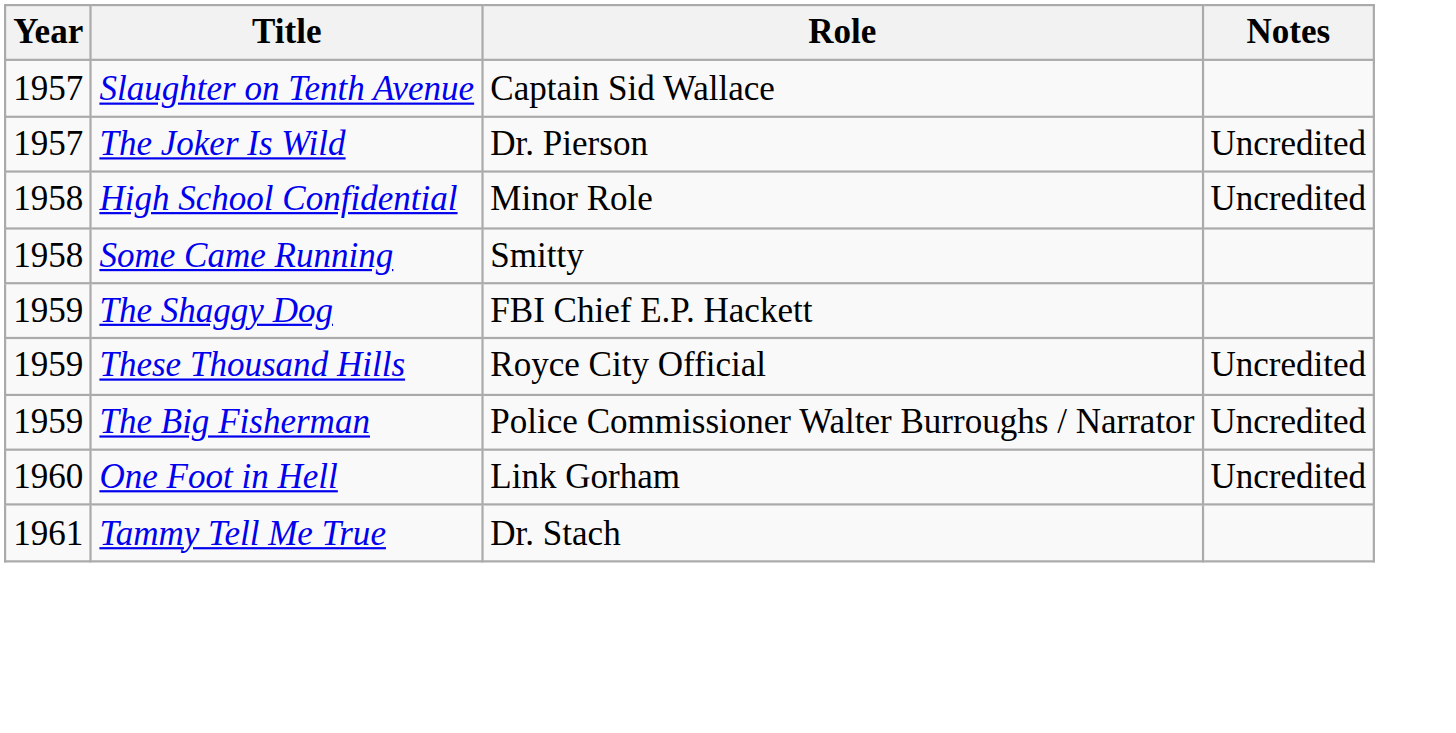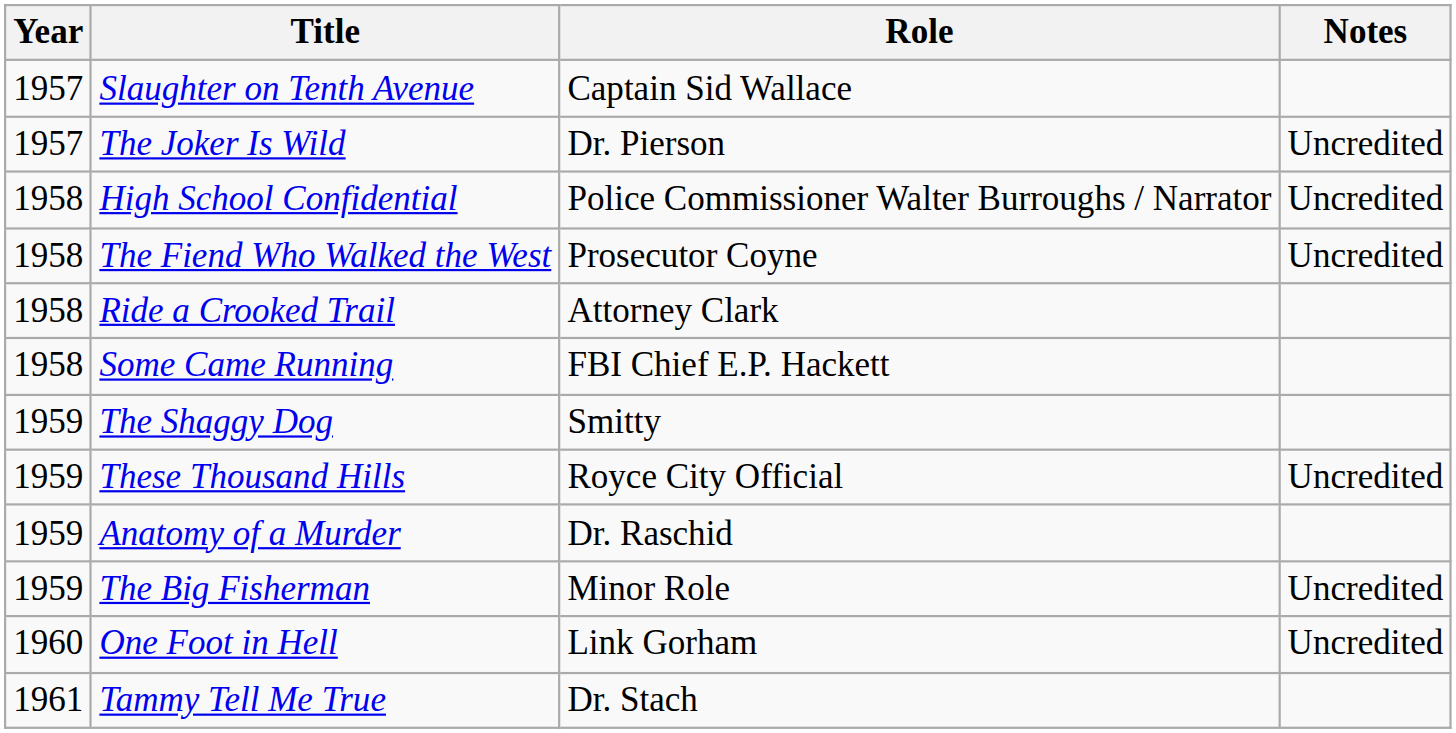(572, 198) Minor Role -> (919, 198) Police Commissioner Walter Burroughs / Narrator
+ row: (325, 254)
+ row: (247, 310)
(537, 254) Smitty -> (729, 365) FBI Chief E.P. Hackett
(651, 310) FBI Chief E.P. Hackett -> (614, 421) Smitty
+ row: (250, 532)
(842, 421) Police Commissioner Walter Burroughs / Narrator -> (649, 587) Minor Role
